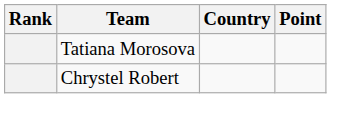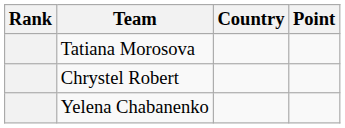+ row: (135, 107)
